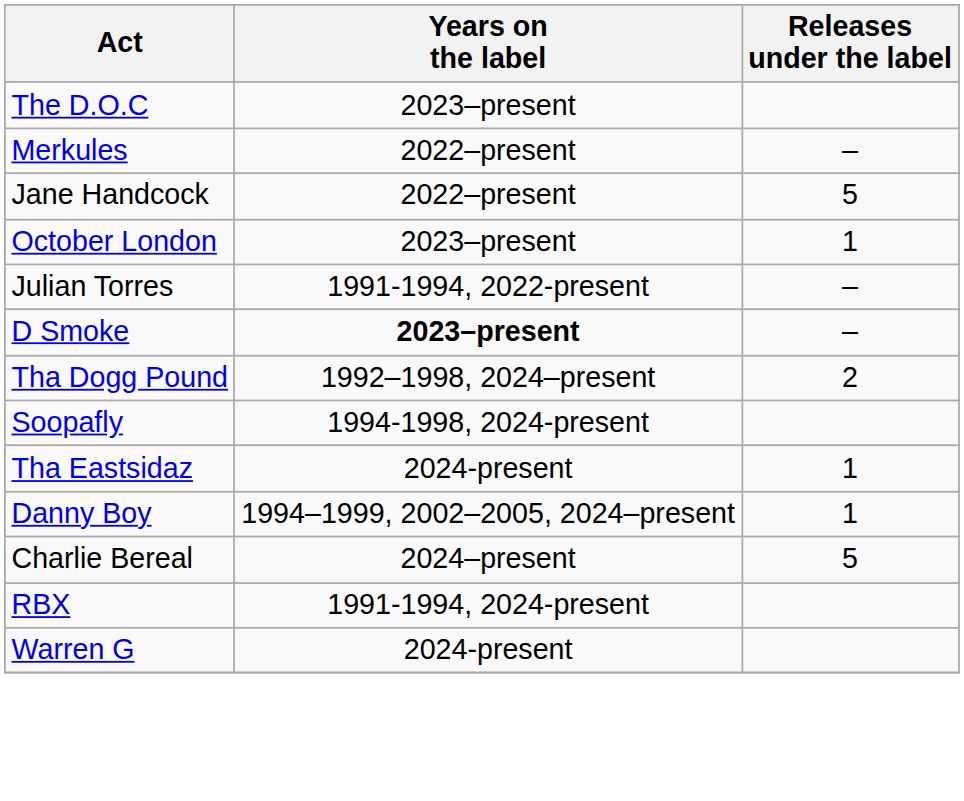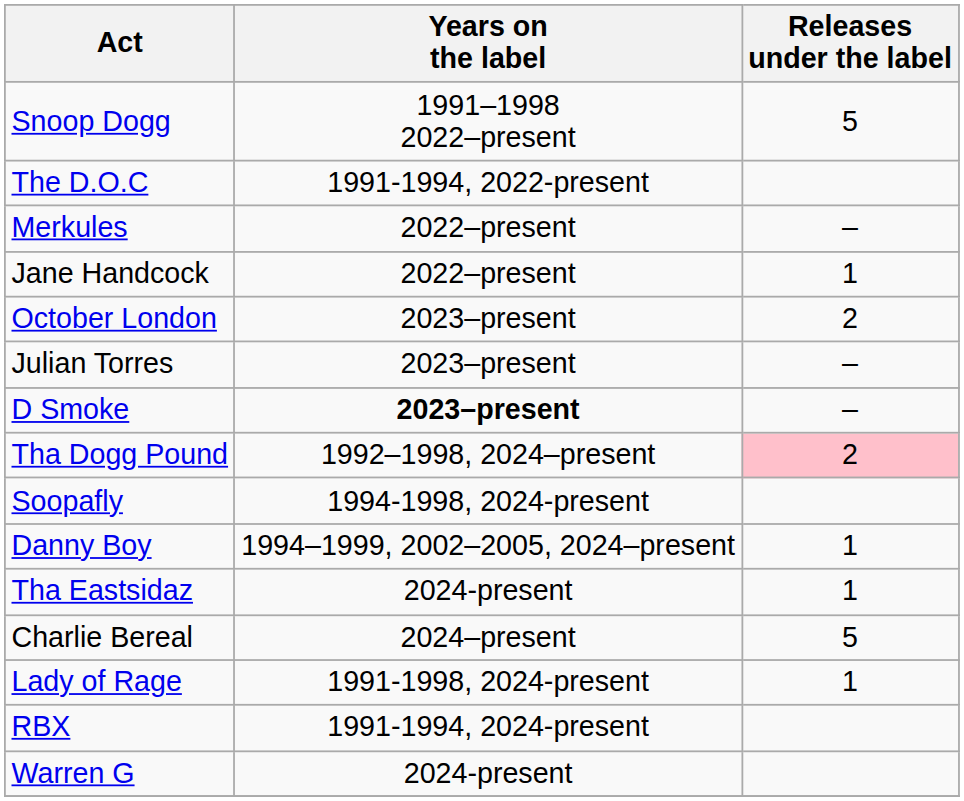+ row: (91, 120)
(488, 104) 2023–present -> (488, 182) 1991-1994, 2022-present
(850, 195) 5 -> (850, 273) 1
(850, 241) 1 -> (850, 318) 2
(488, 286) 1991-1994, 2022-present -> (488, 364) 2023–present
(850, 377) no background -> (850, 455) pink background
rows swapped: (102, 468) <-> (82, 513)
+ row: (97, 682)
